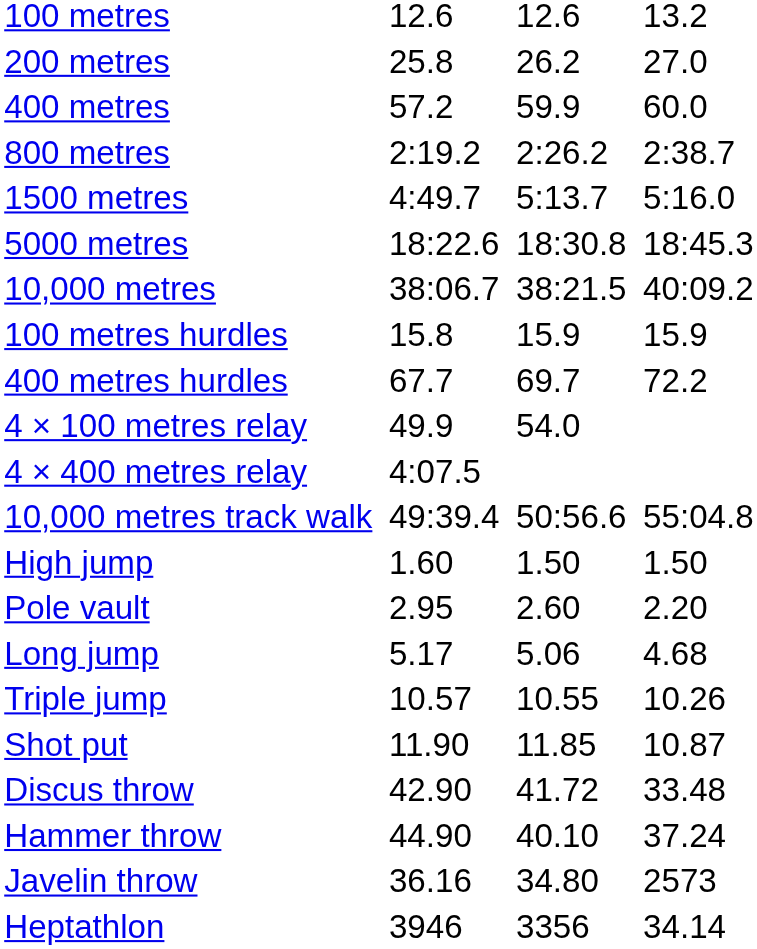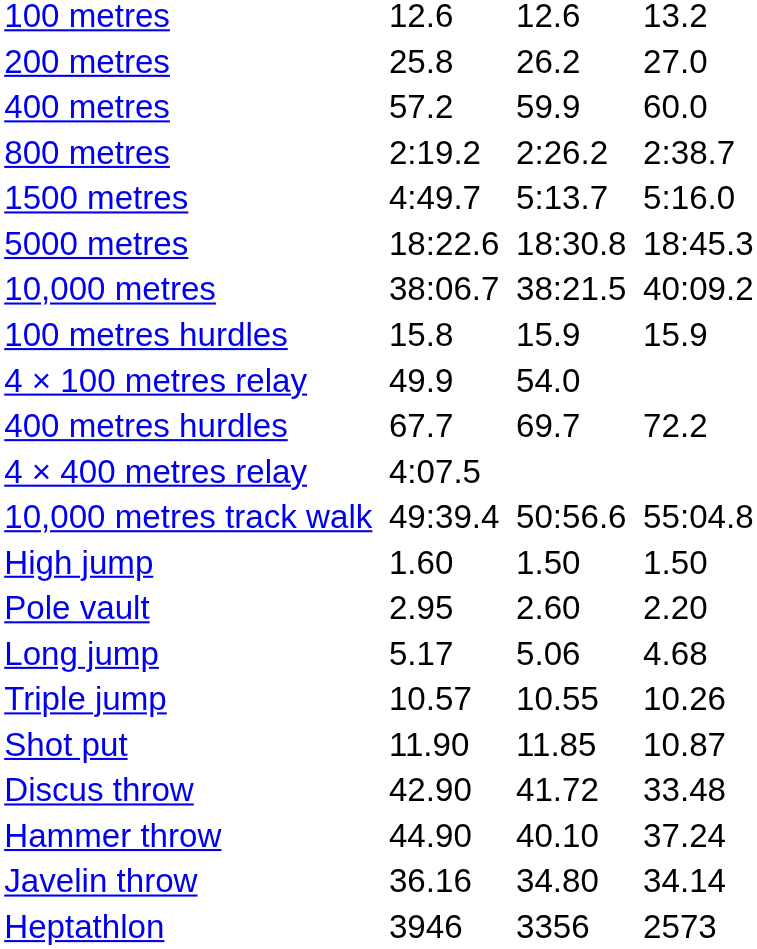rows swapped: (146, 380) <-> (156, 426)
(680, 881) 2573 -> (685, 881) 34.14
(685, 927) 34.14 -> (680, 927) 2573
